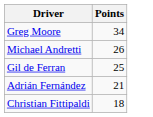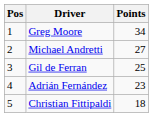+ column: (15, 13)
(119, 49) 26 -> (140, 49) 27
(119, 85) 21 -> (140, 85) 23
